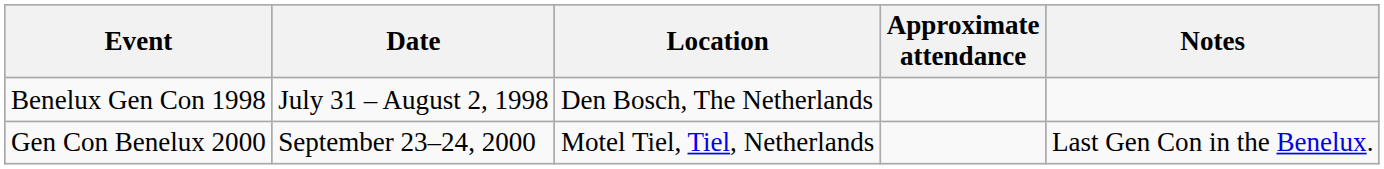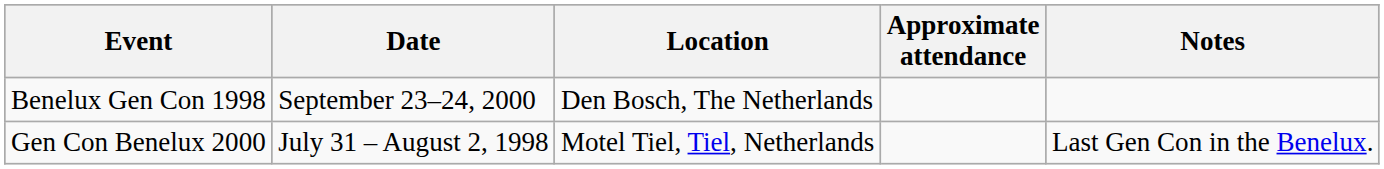(413, 99) July 31 – August 2, 1998 -> (407, 99) September 23–24, 2000
(407, 142) September 23–24, 2000 -> (413, 142) July 31 – August 2, 1998
